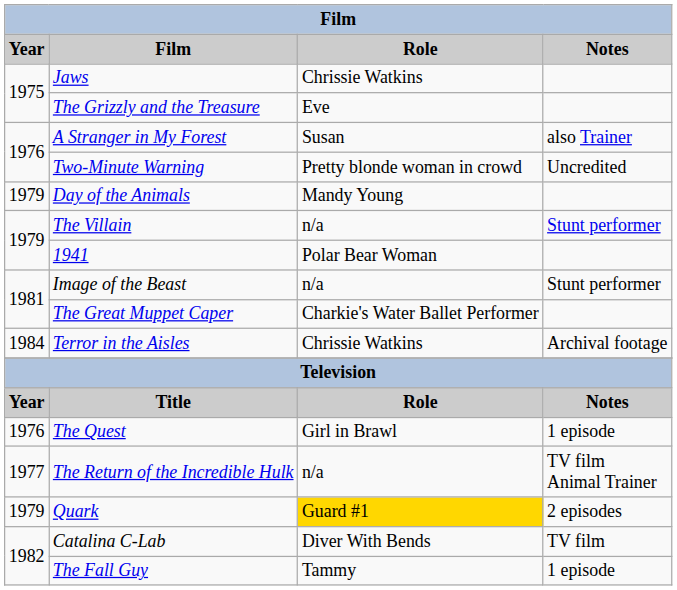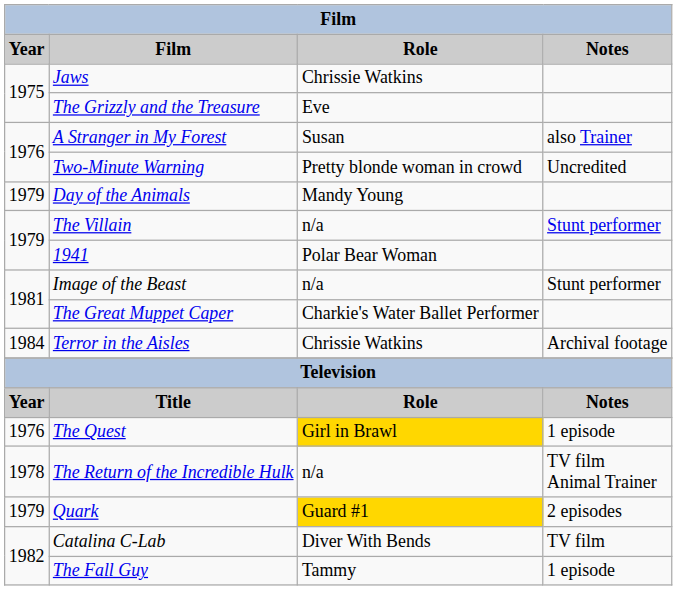(349, 431) no background -> (349, 431) gold background
(27, 471) 1977 -> (27, 471) 1978
